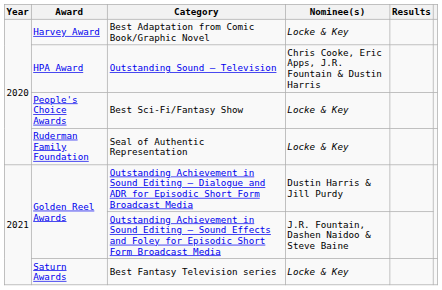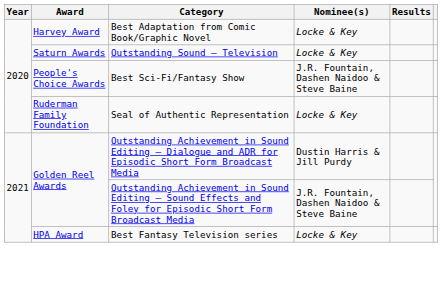(58, 69) HPA Award -> (69, 53) Saturn Awards
(335, 69) Chris Cooke, Eric Apps, J.R. Fountain & Dustin Harris -> (327, 53) Locke & Key
(318, 110) Locke & Key -> (338, 78) J.R. Fountain, Dashen Naidoo & Steve Baine
(50, 272) Saturn Awards -> (58, 234) HPA Award
